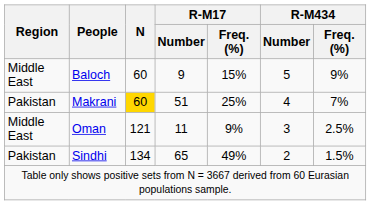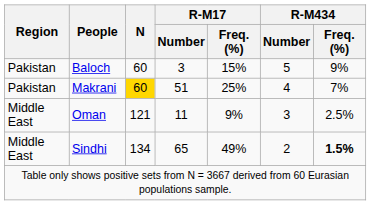(26, 75) Middle East -> (32, 68) Pakistan
(181, 75) 9 -> (181, 68) 3
(32, 155) Pakistan -> (26, 148) Middle East
(339, 155) normal -> (339, 148) bold
